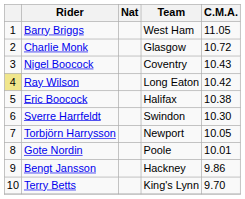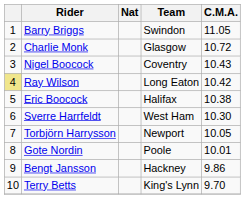(169, 30) West Ham -> (164, 30) Swindon
(164, 116) Swindon -> (169, 116) West Ham
